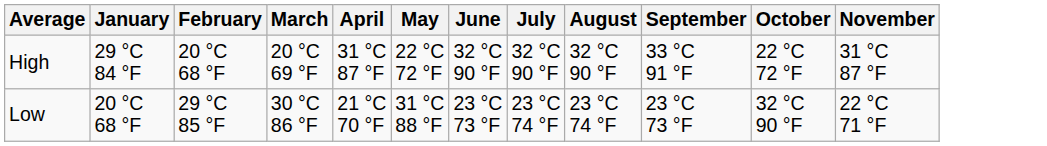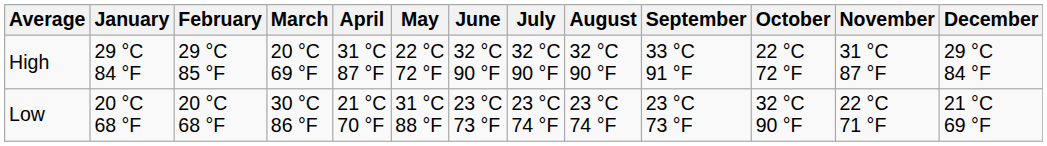+ column: (991, 19)
(203, 61) 20 °C 68 °F -> (203, 61) 29 °C 85 °F
(203, 114) 29 °C 85 °F -> (203, 114) 20 °C 68 °F
